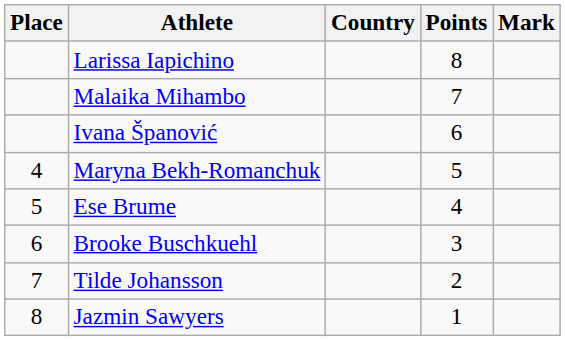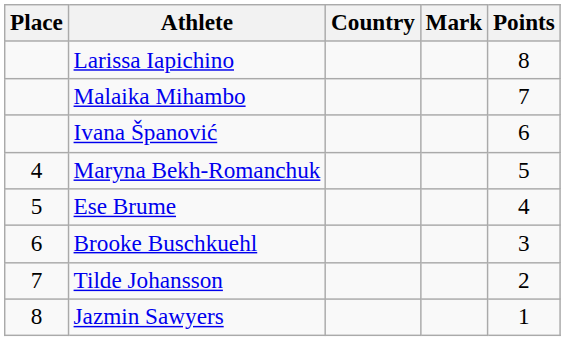columns swapped: (526, 22) <-> (456, 22)
